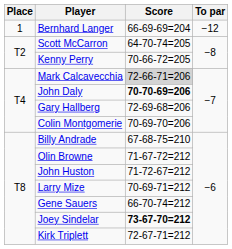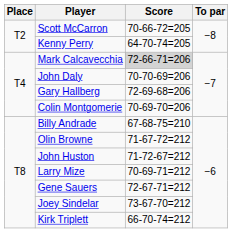- row: (75, 28)
(159, 44) 64-70-74=205 -> (159, 28) 70-66-72=205
(159, 60) 70-66-72=205 -> (159, 44) 64-70-74=205
(159, 92) bold -> (159, 76) normal
(159, 204) 66-70-74=212 -> (159, 188) 72-67-71=212
(159, 220) bold -> (159, 204) normal
(159, 236) 72-67-71=212 -> (159, 220) 66-70-74=212
